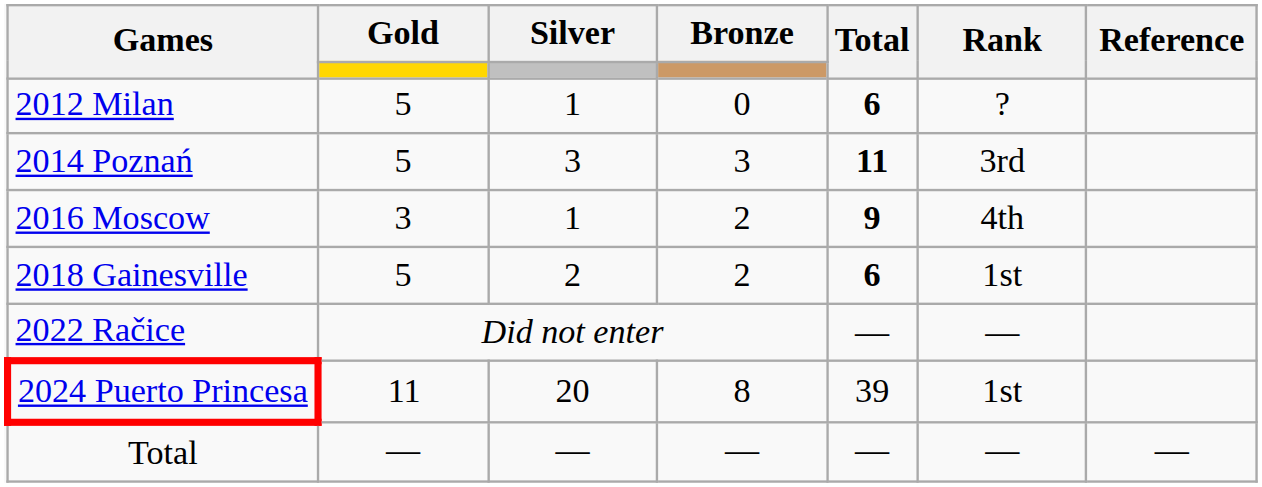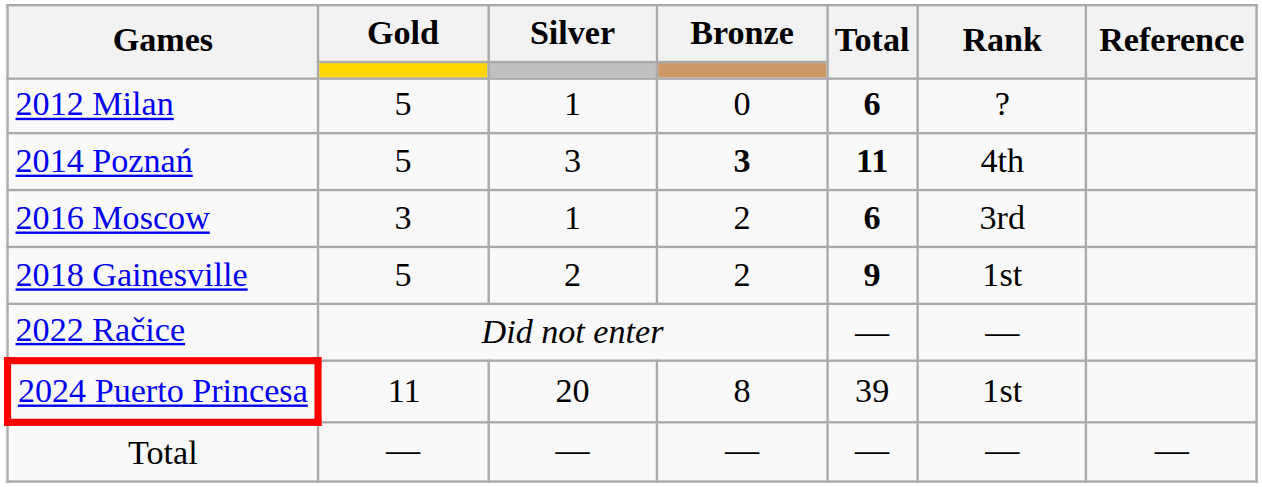(742, 161) normal -> (742, 161) bold
(1002, 161) 3rd -> (1002, 161) 4th
(872, 217) 9 -> (872, 217) 6
(1002, 217) 4th -> (1002, 217) 3rd
(872, 274) 6 -> (872, 274) 9
